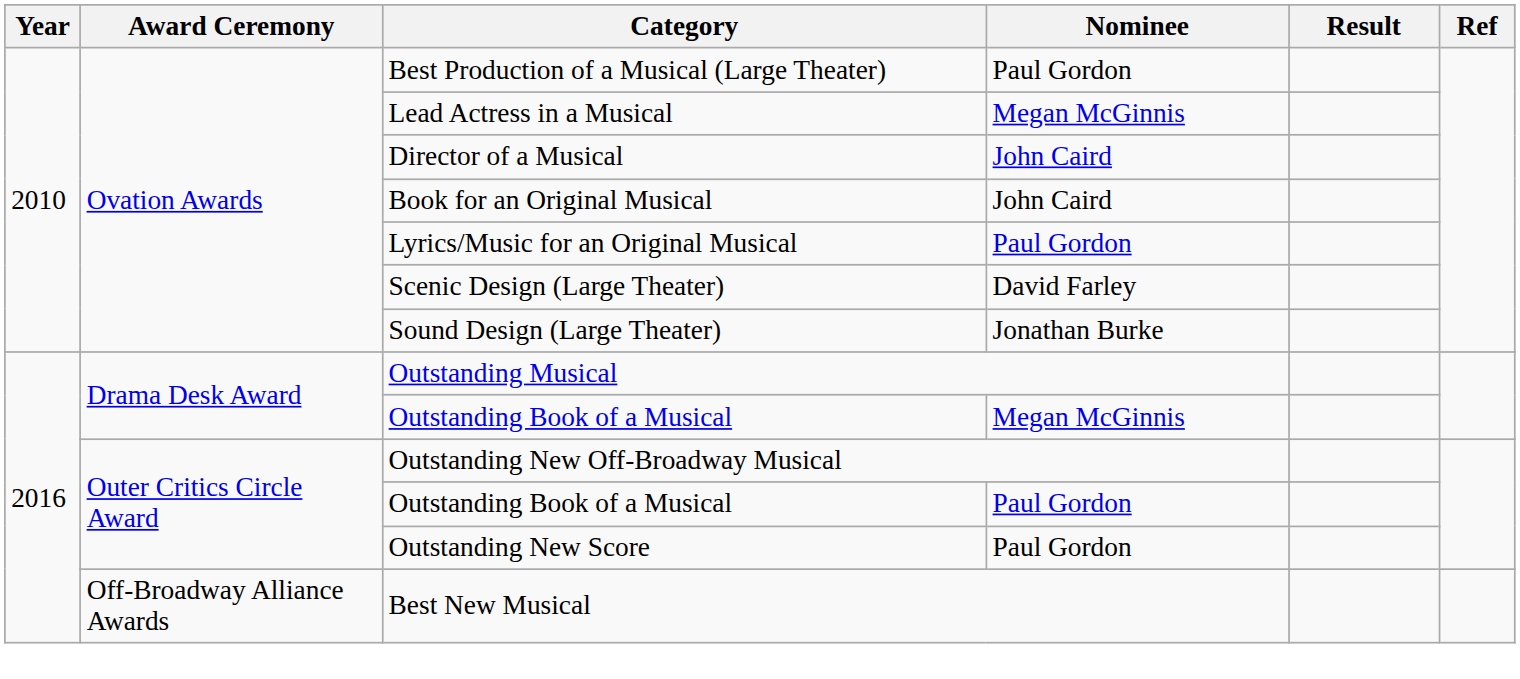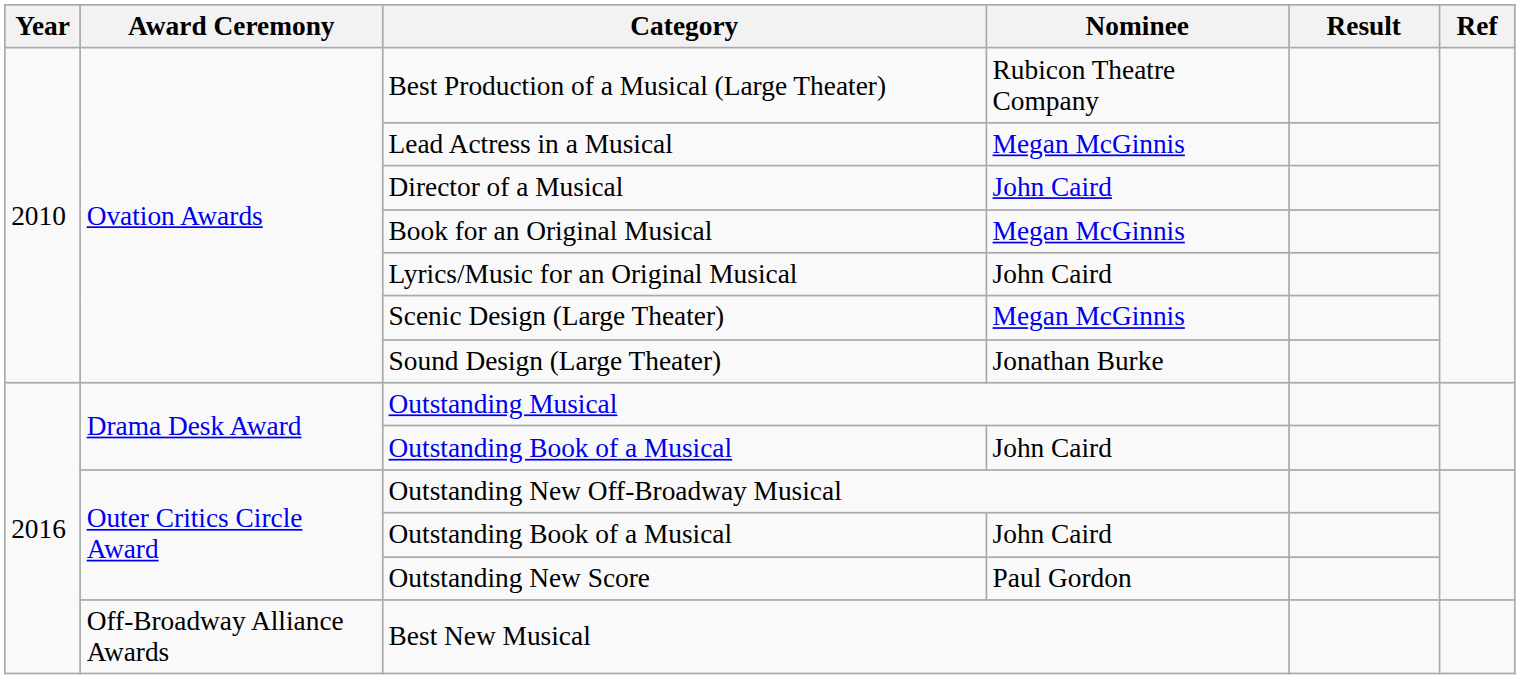(1062, 69) Paul Gordon -> (1084, 84) Rubicon Theatre Company
(1052, 199) John Caird -> (1089, 230) Megan McGinnis
(1062, 243) Paul Gordon -> (1052, 273) John Caird
(1064, 286) David Farley -> (1089, 317) Megan McGinnis
(1089, 416) Megan McGinnis -> (1052, 447) John Caird
(1062, 503) Paul Gordon -> (1052, 534) John Caird
